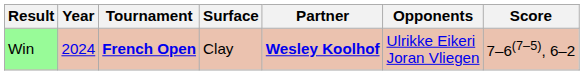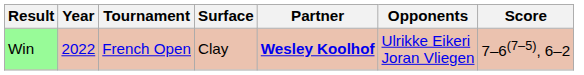(78, 49) 2024 -> (78, 49) 2022
(149, 49) bold -> (147, 49) normal
